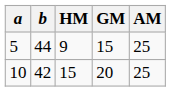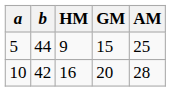(68, 72) 15 -> (68, 72) 16
(142, 72) 25 -> (142, 72) 28
